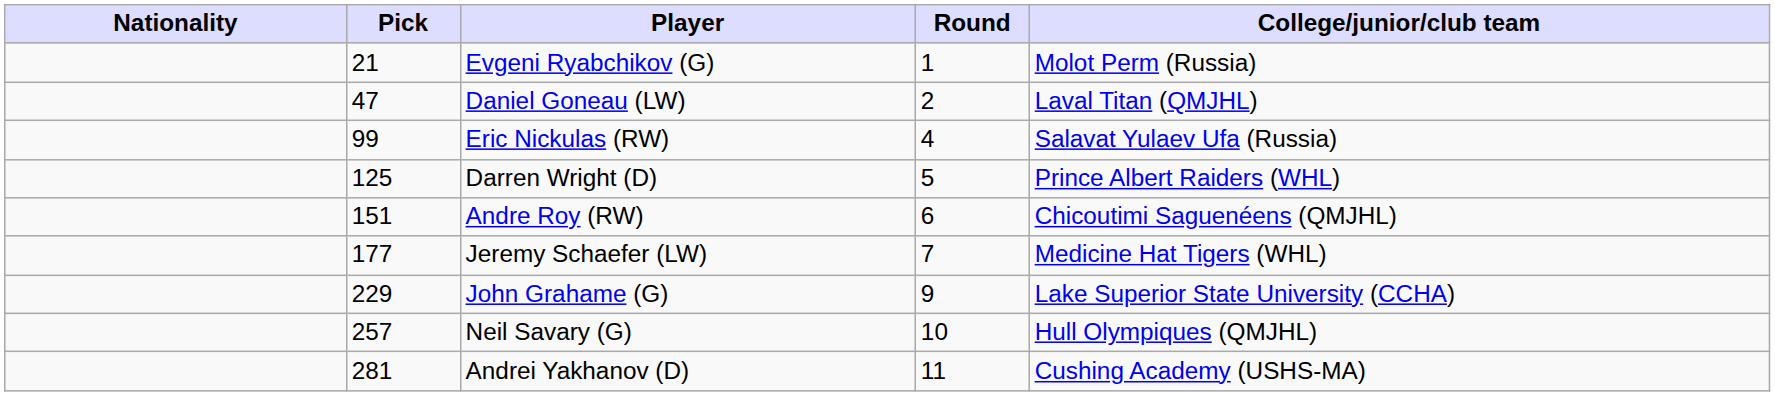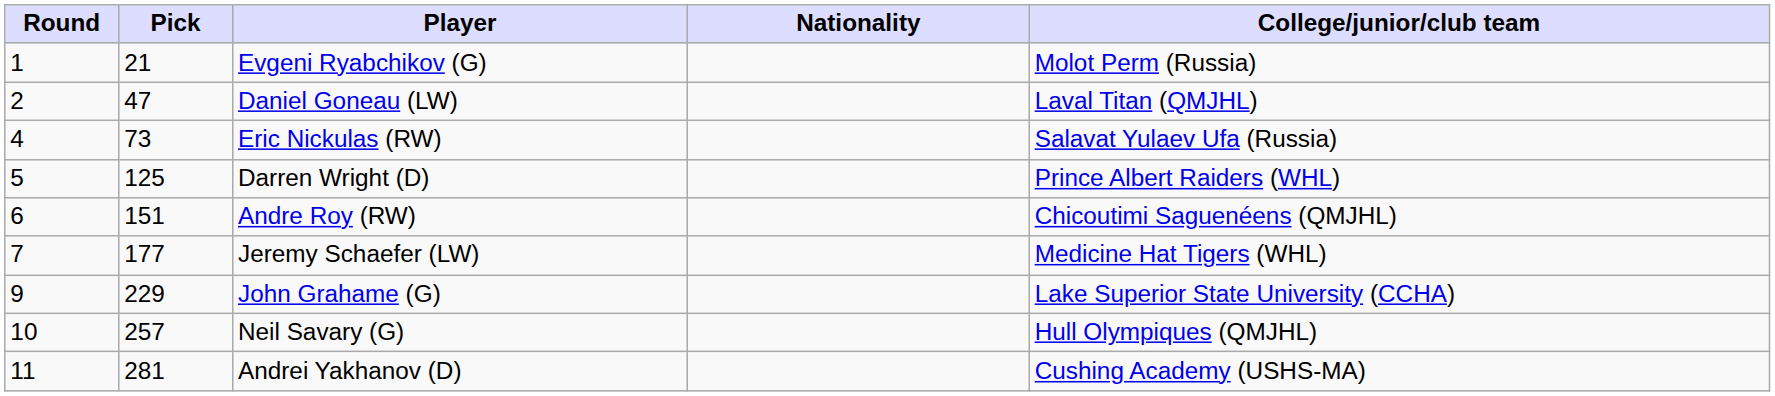columns swapped: (972, 23) <-> (175, 23)
(365, 139) 99 -> (138, 139) 73
